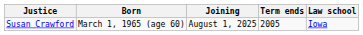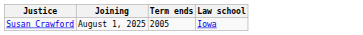- column: (131, 11)
